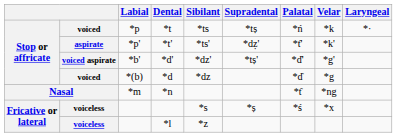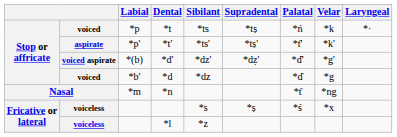(251, 44) *dẓ' -> (251, 44) *tṣ'
(134, 60) *b' -> (134, 60) *(b)
(251, 60) *tṣ' -> (251, 60) *dẓ'
(134, 76) *(b) -> (134, 76) *b'
